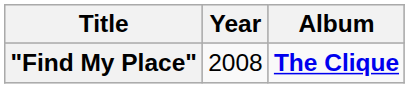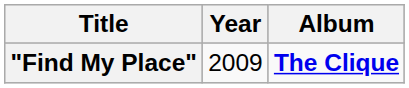(235, 62) 2008 -> (235, 62) 2009
